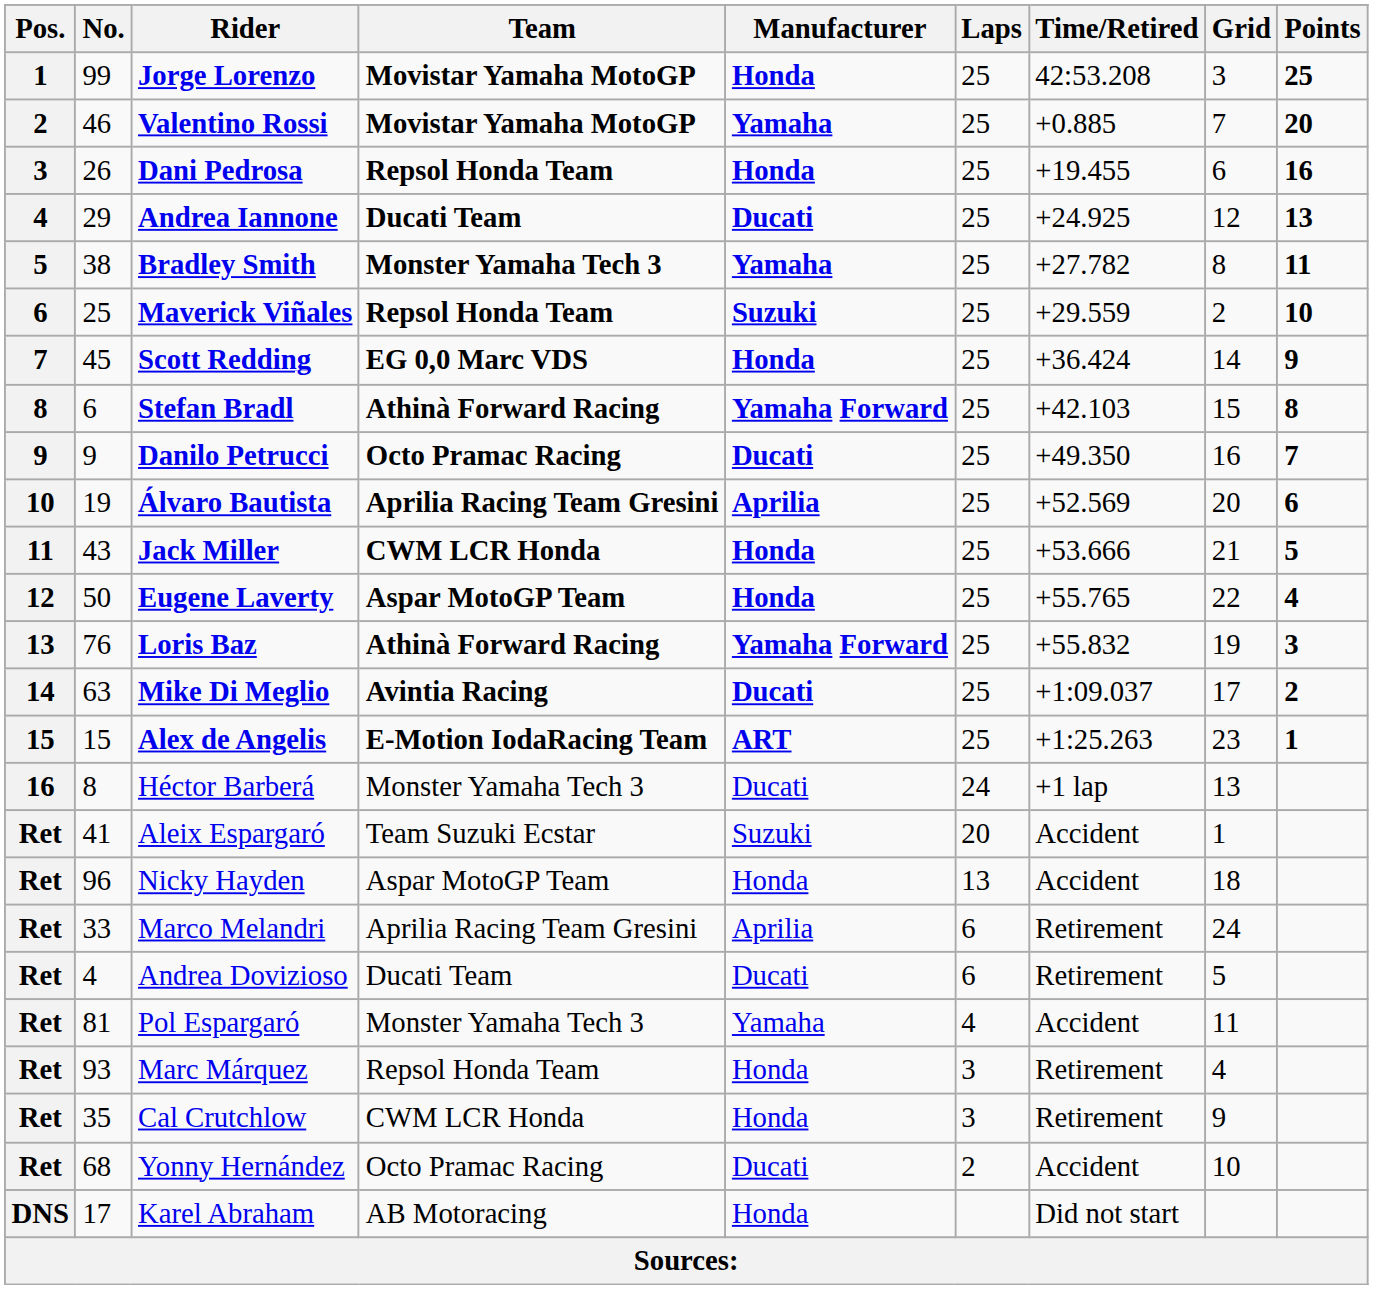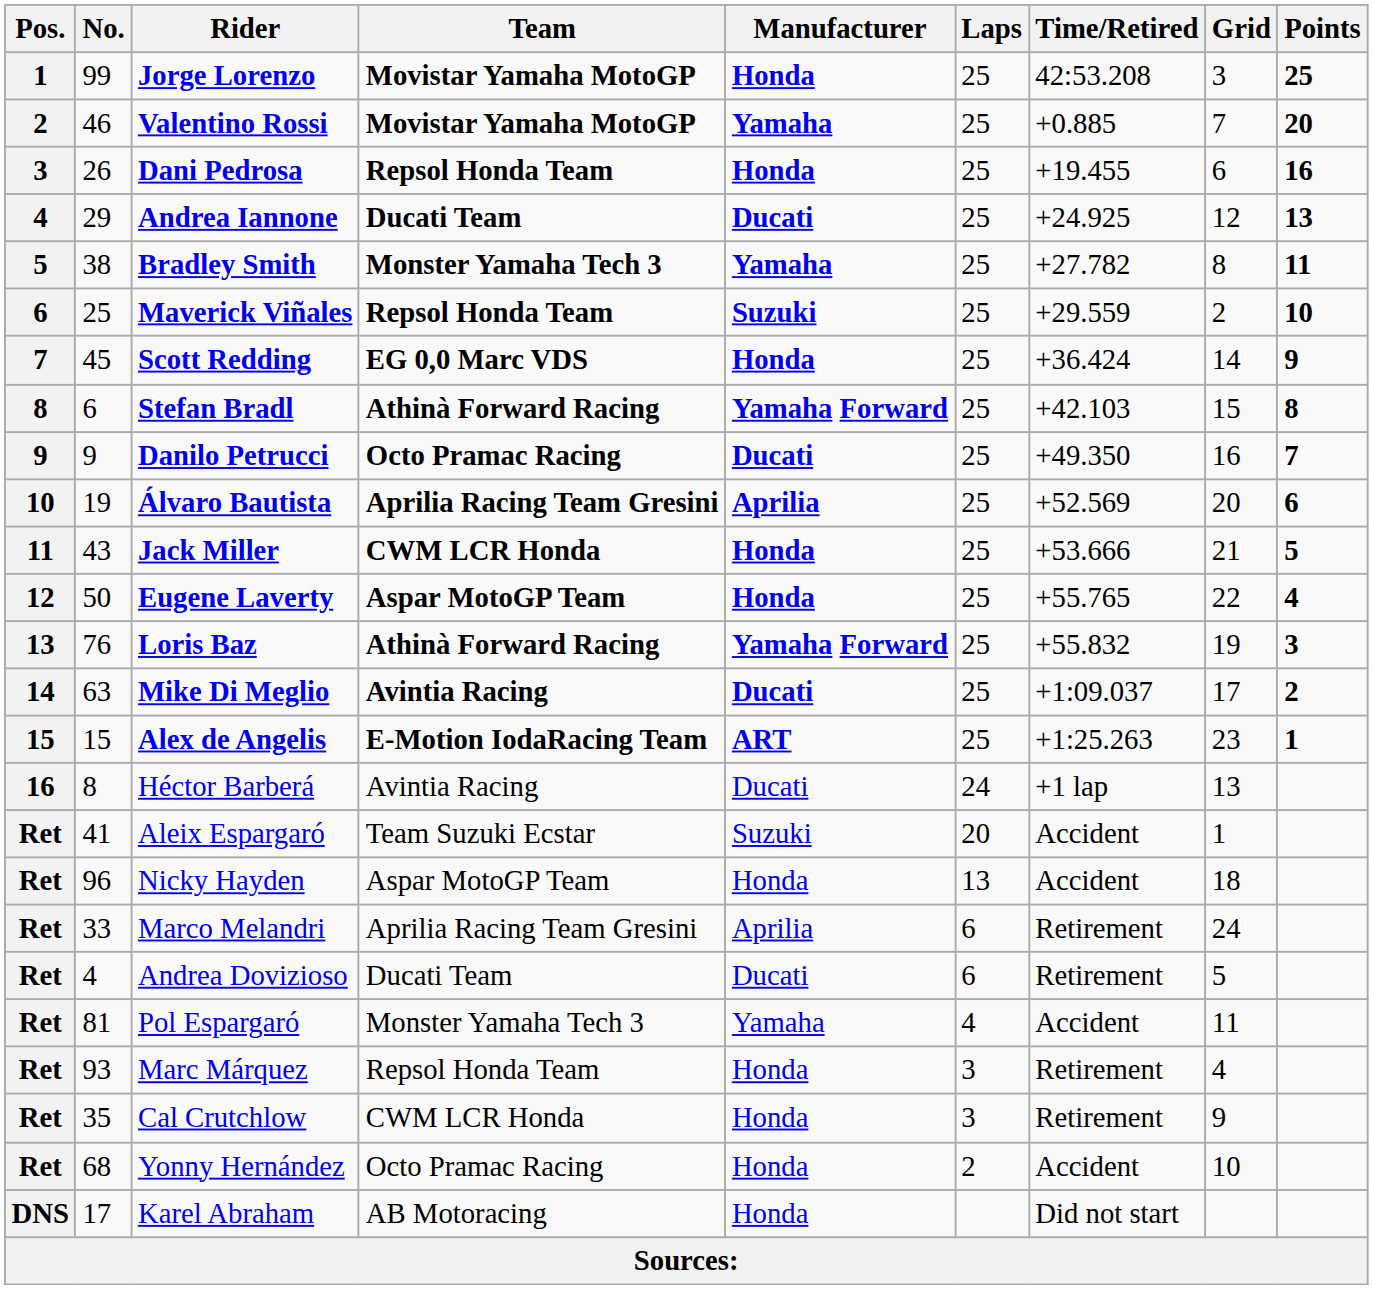(505, 786) Monster Yamaha Tech 3 -> (452, 786) Avintia Racing
(770, 1165) Ducati -> (770, 1165) Honda
